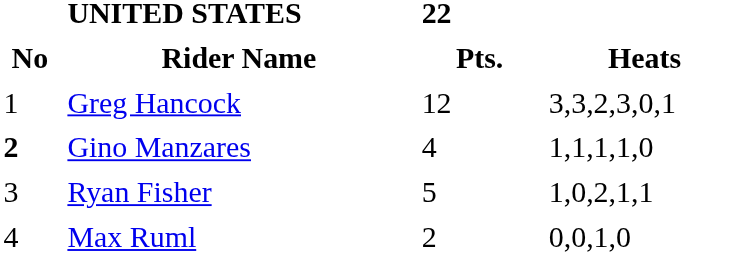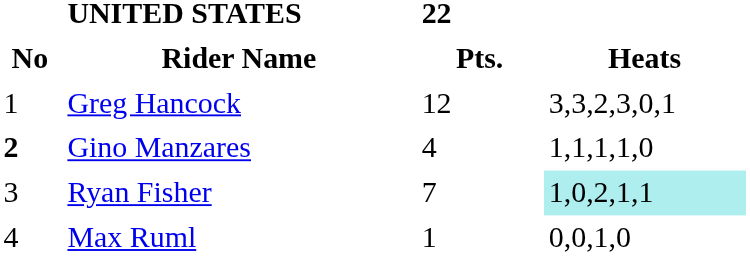(429, 192) 5 -> (429, 192) 7
(601, 192) no background -> (601, 192) paleturquoise background
(429, 237) 2 -> (429, 237) 1
